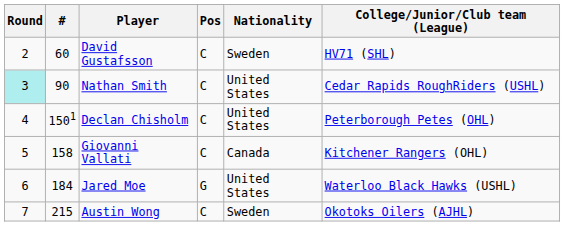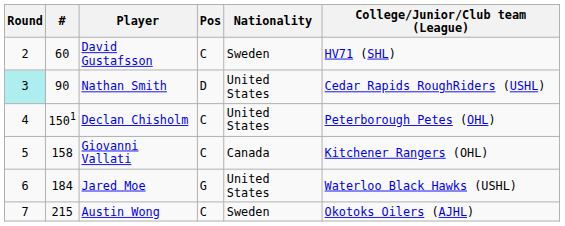(203, 87) C -> (203, 87) D
